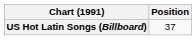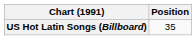(170, 27) 37 -> (170, 27) 35
